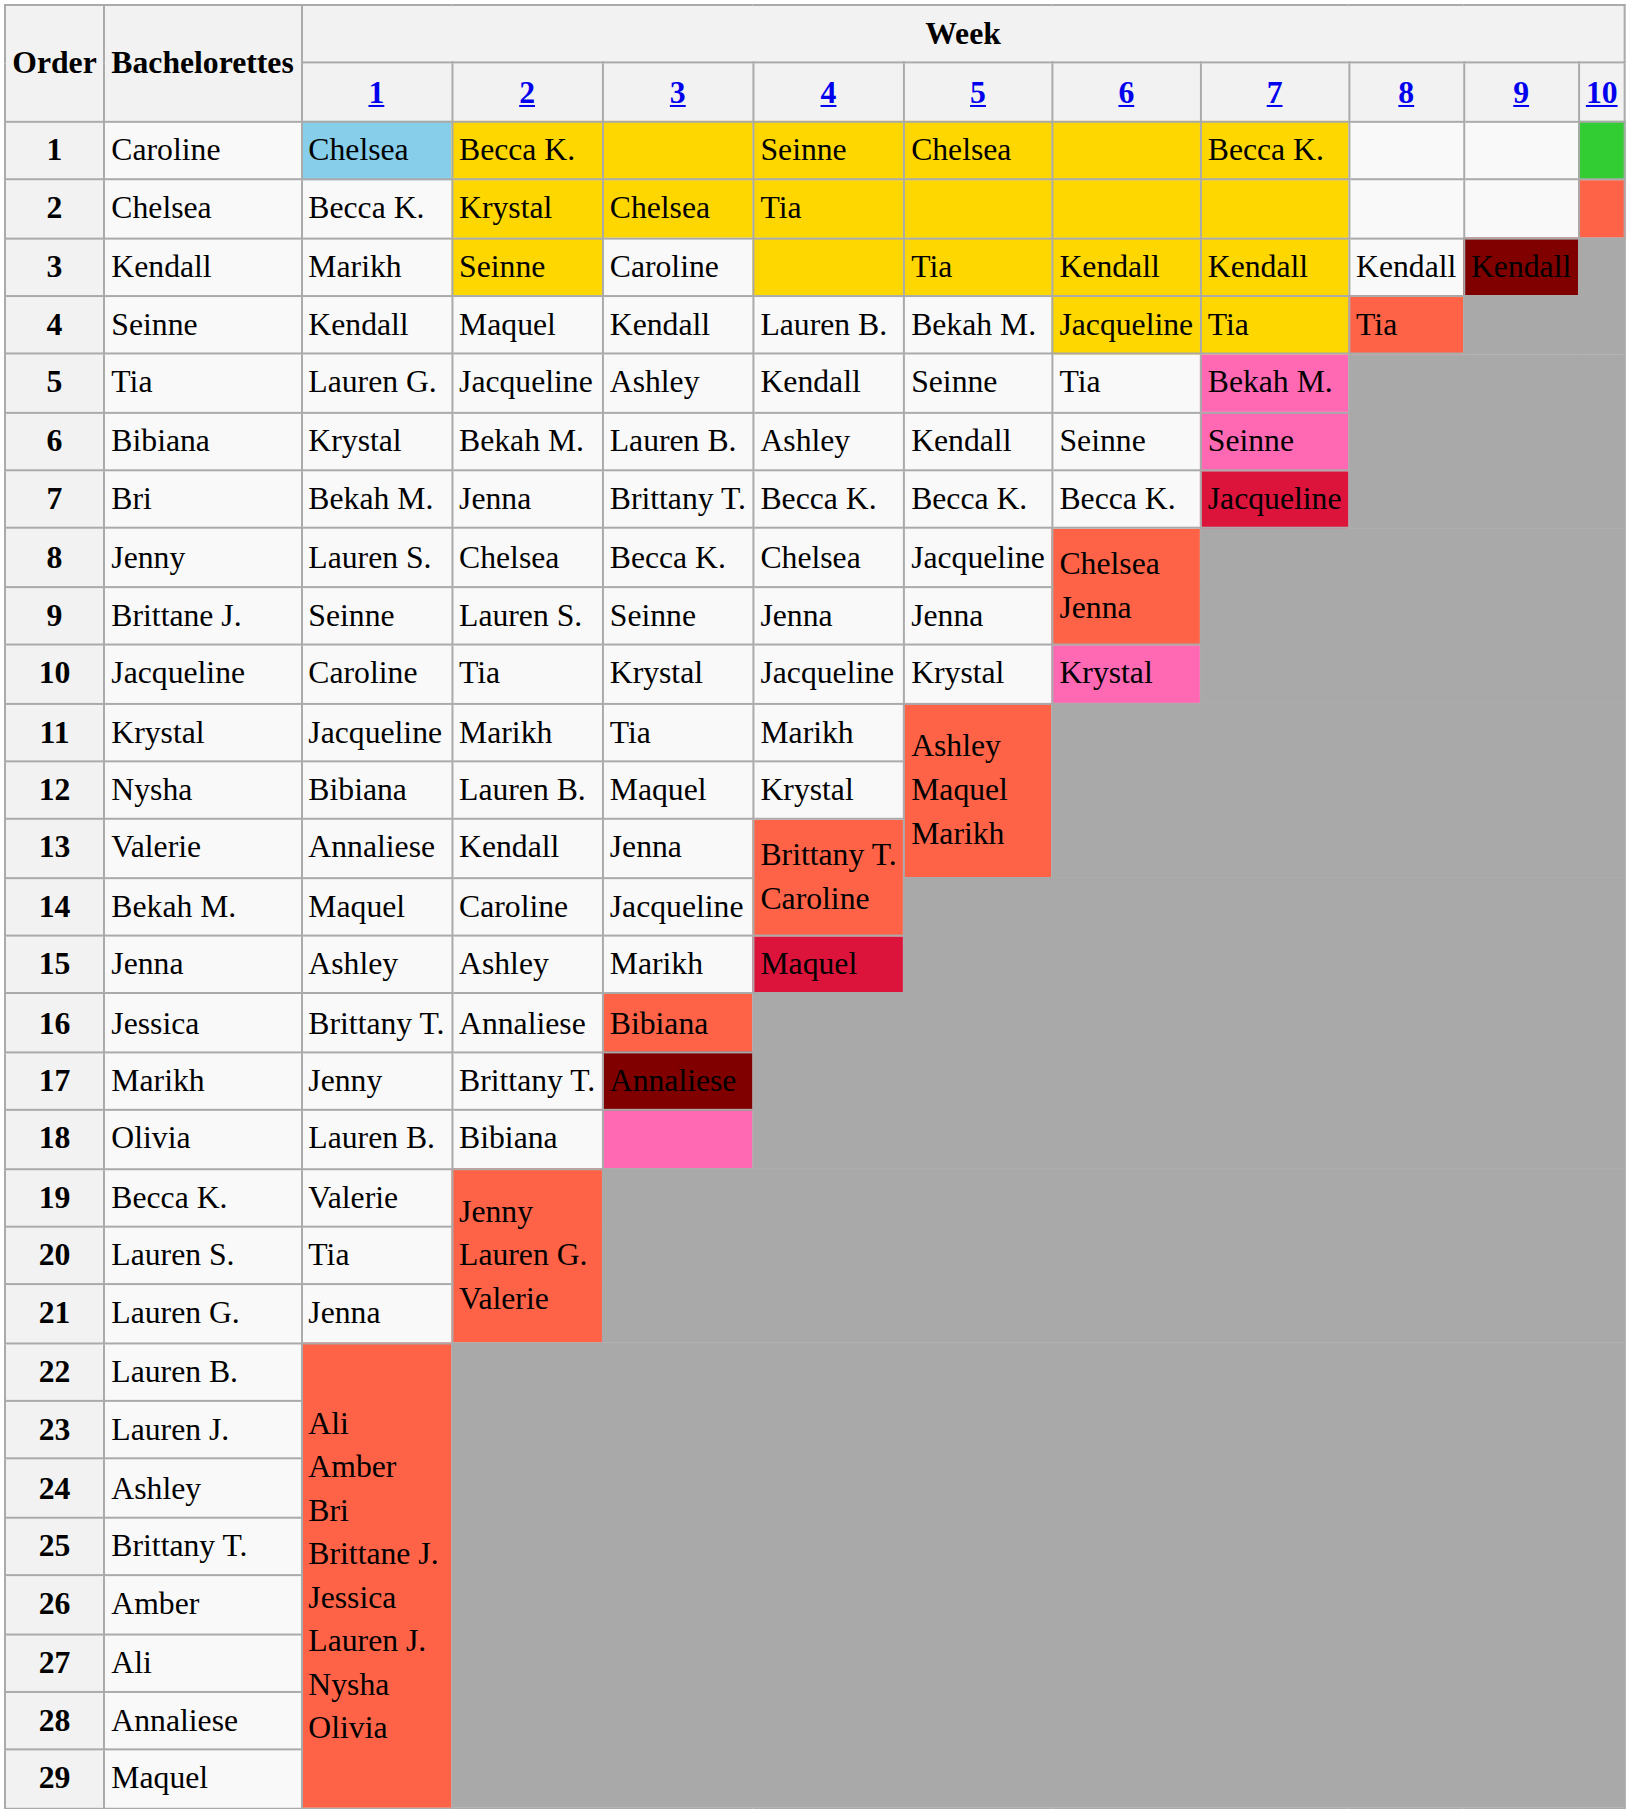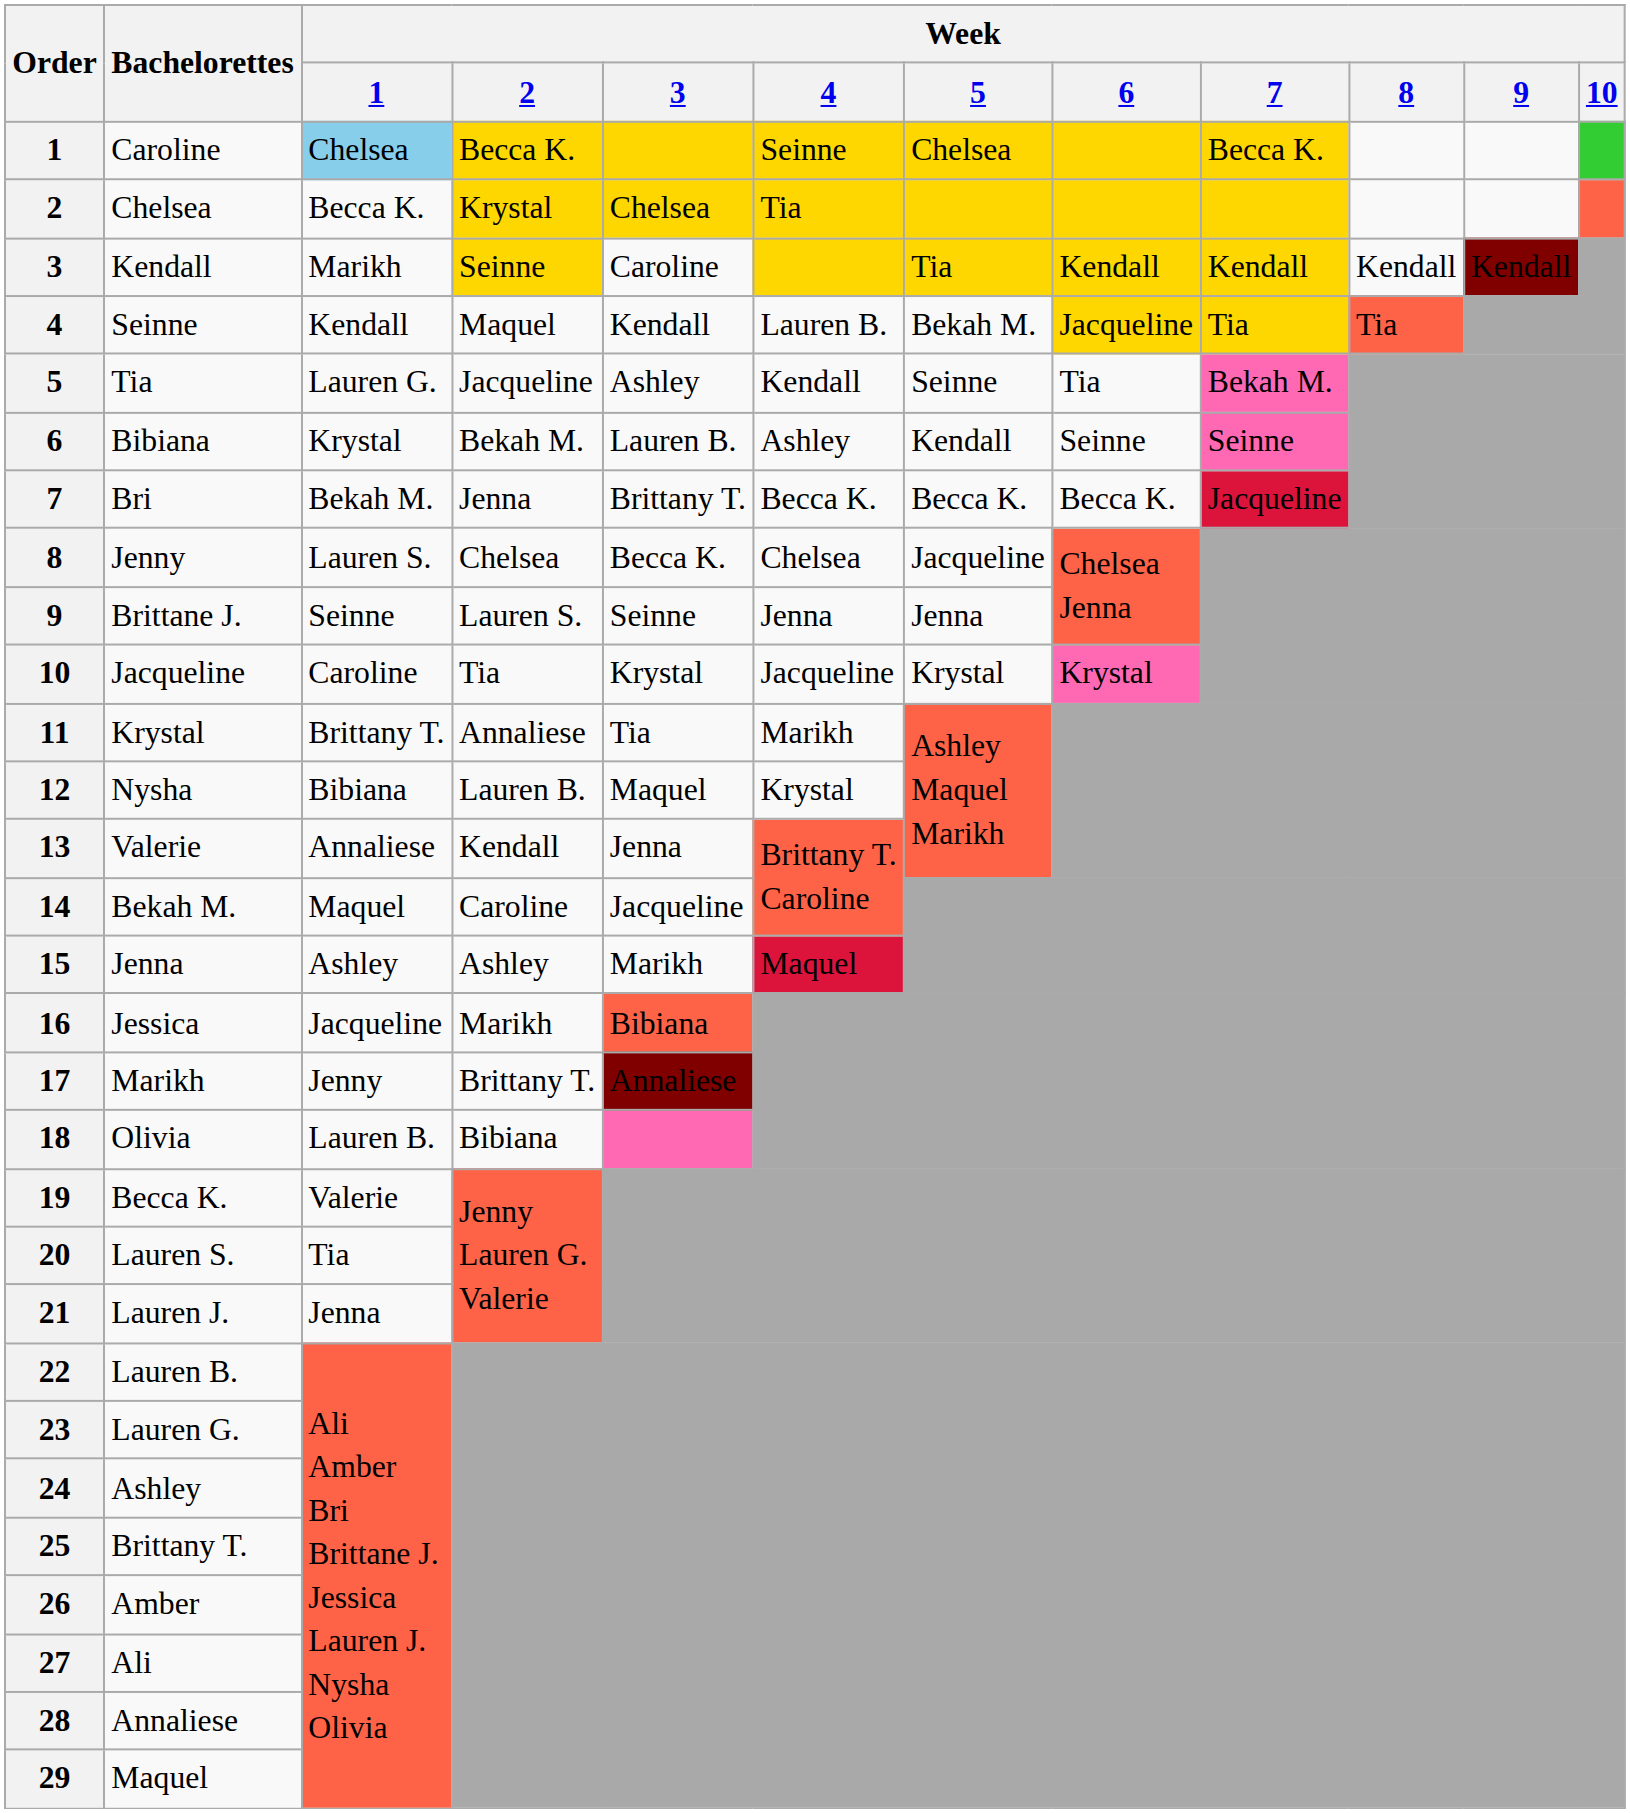(375, 731) Jacqueline -> (376, 731) Brittany T.
(506, 731) Marikh -> (522, 731) Annaliese
(376, 1022) Brittany T. -> (375, 1022) Jacqueline
(522, 1022) Annaliese -> (506, 1022) Marikh
(176, 1313) Lauren G. -> (170, 1313) Lauren J.
(170, 1429) Lauren J. -> (176, 1429) Lauren G.
